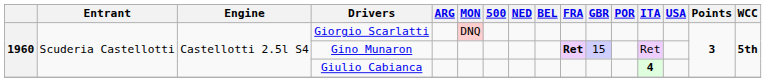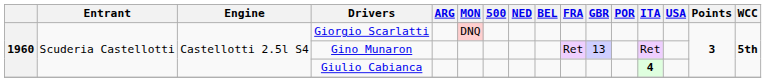(573, 50) bold -> (573, 50) normal
(599, 50) 15 -> (599, 50) 13
